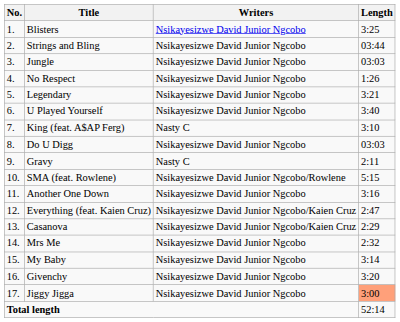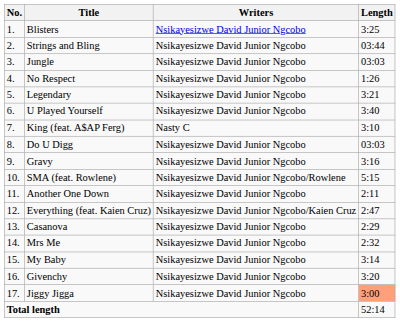(173, 161) Nasty C -> (231, 161) Nsikayesizwe David Junior Ngcobo
(370, 161) 2:11 -> (370, 161) 3:16
(370, 194) 3:16 -> (370, 194) 2:11
(256, 227) Nsikayesizwe David Junior Ngcobo/Kaien Cruz -> (231, 227) Nsikayesizwe David Junior Ngcobo
